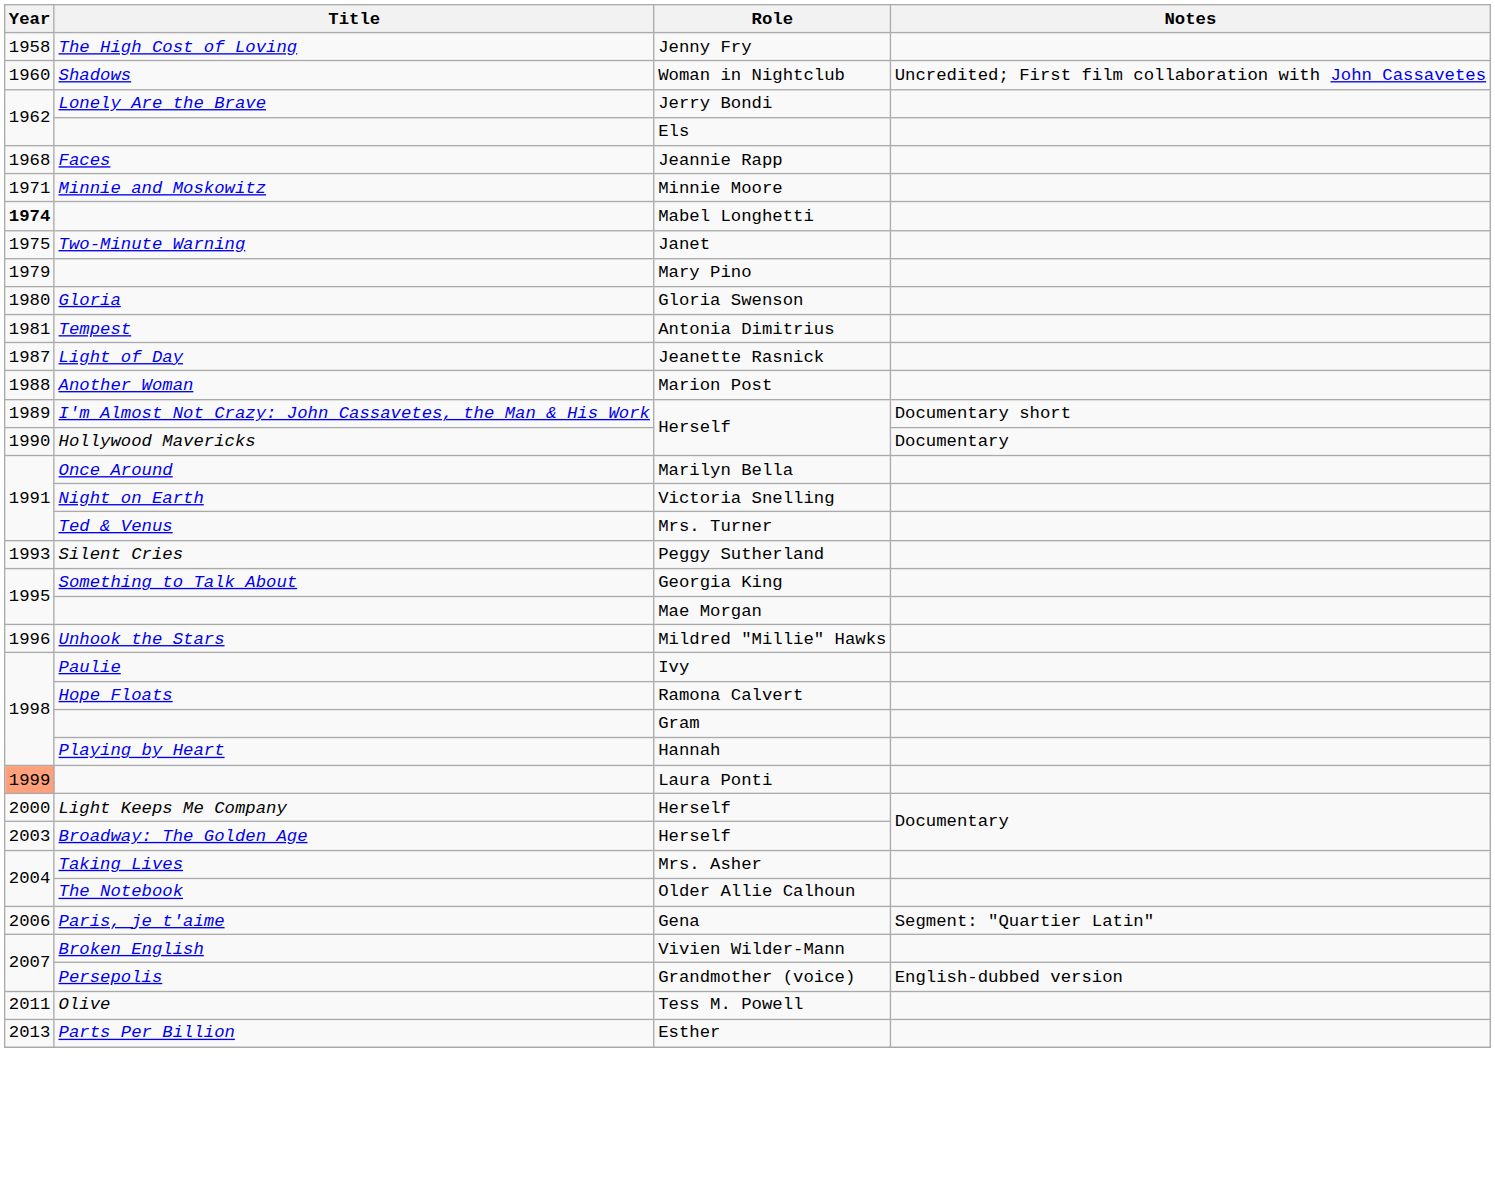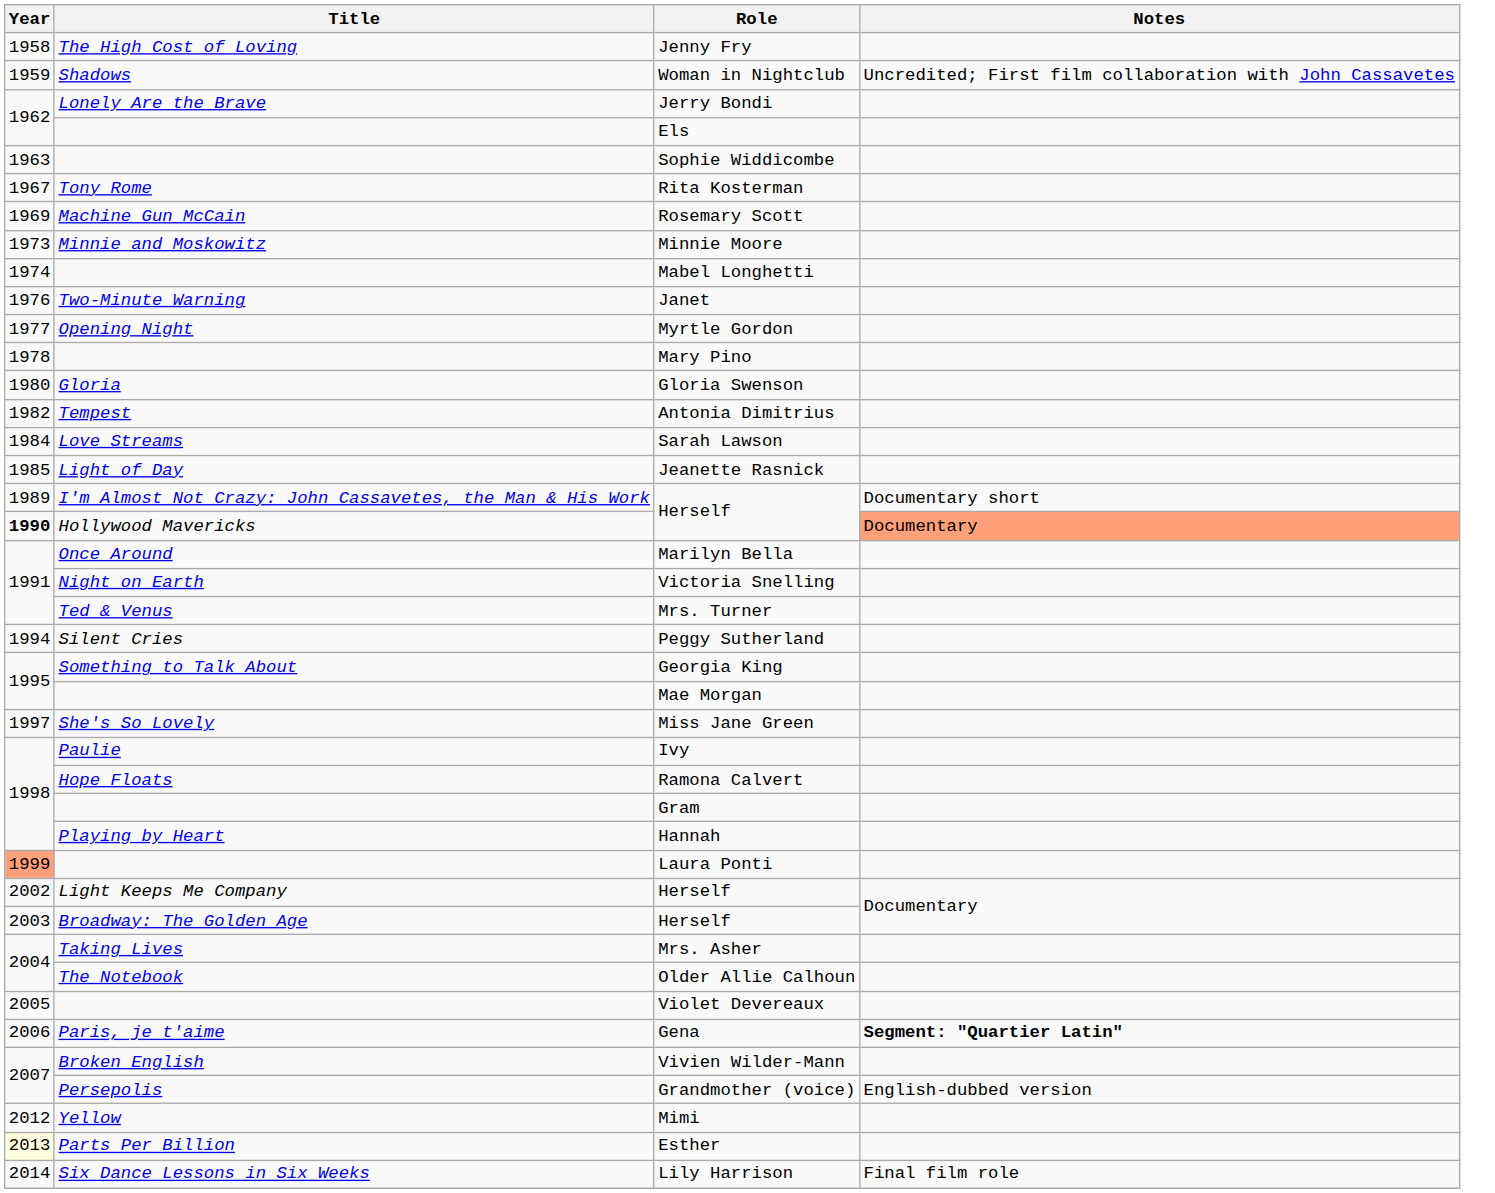(30, 75) 1960 -> (30, 75) 1959
+ row: (354, 160)
+ row: (105, 188)
- row: (84, 160)
+ row: (152, 216)
(30, 188) 1971 -> (30, 244) 1973
(30, 216) bold -> (30, 272) normal
(30, 244) 1975 -> (30, 301) 1976
+ row: (126, 329)
(30, 272) 1979 -> (30, 357) 1978
(30, 329) 1981 -> (30, 413) 1982
+ row: (121, 441)
(30, 357) 1987 -> (30, 470) 1985
- row: (126, 385)
(30, 441) normal -> (30, 526) bold
(952, 441) no background -> (921, 526) lightsalmon background
(30, 554) 1993 -> (30, 639) 1994
- row: (142, 639)
+ row: (136, 723)
(30, 808) 2000 -> (30, 892) 2002
+ row: (354, 1005)
(1024, 920) normal -> (993, 1033) bold
- row: (84, 1005)
+ row: (90, 1118)
(30, 1033) no background -> (30, 1146) lightyellow background
+ row: (214, 1174)
